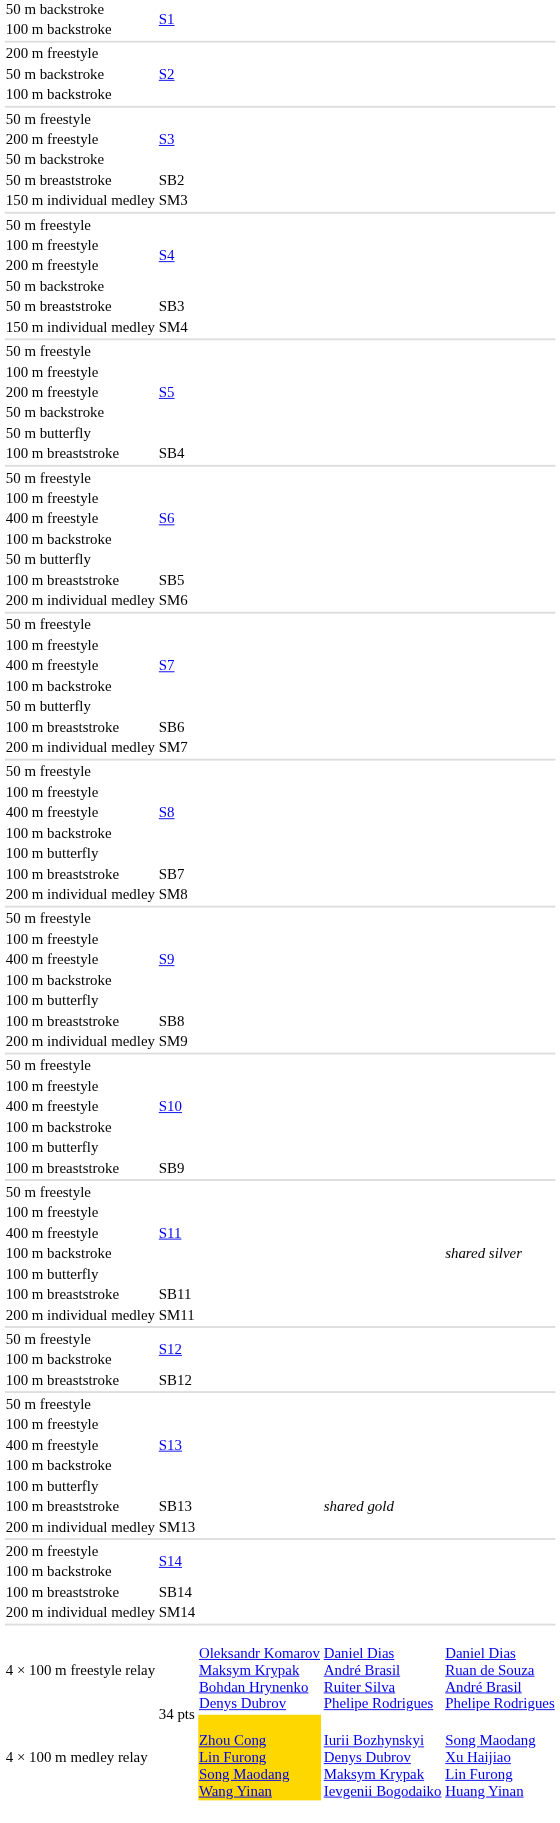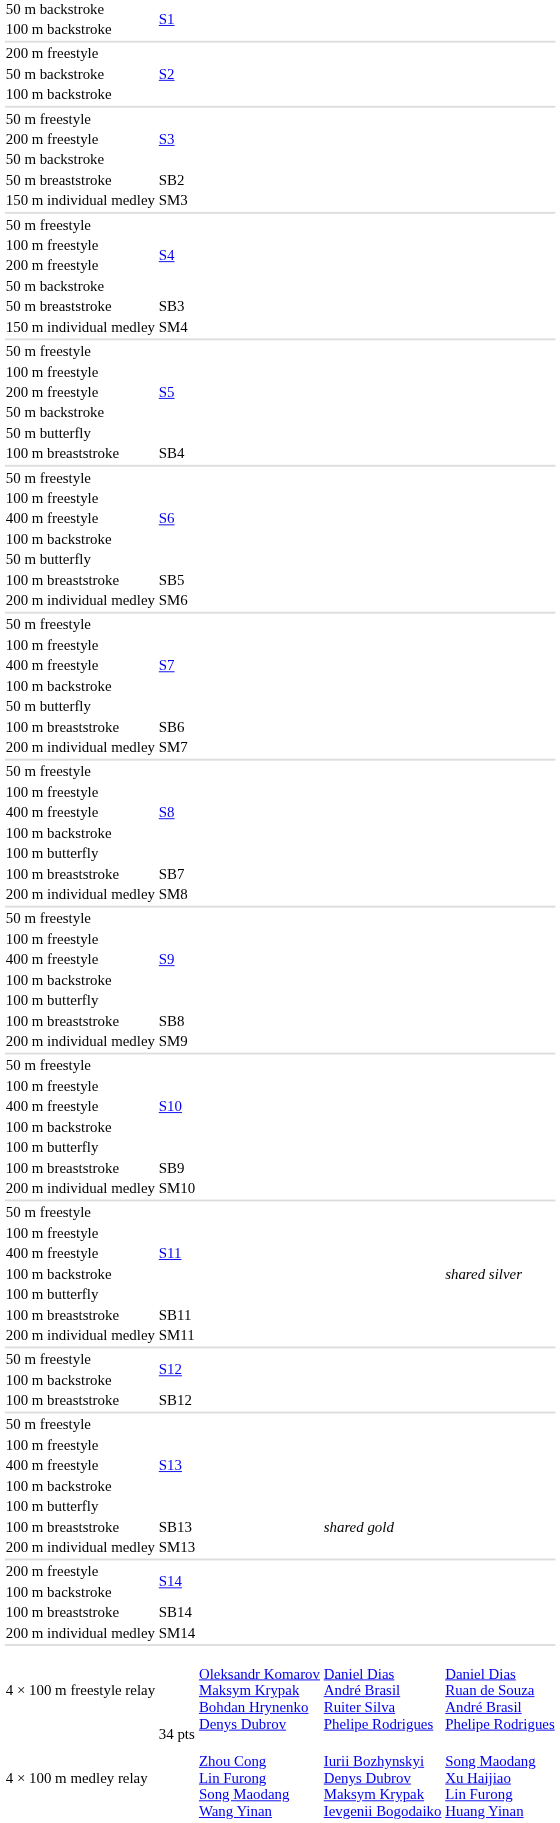+ row: (80, 1188)
(244, 1765) gold background -> (244, 1786) no background
